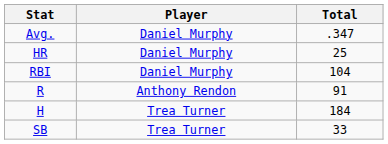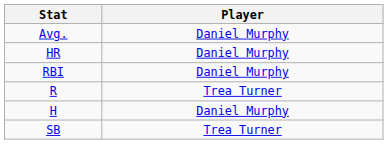- column: (340, 14)
(186, 91) Anthony Rendon -> (243, 91) Trea Turner
(186, 110) Trea Turner -> (243, 110) Daniel Murphy
